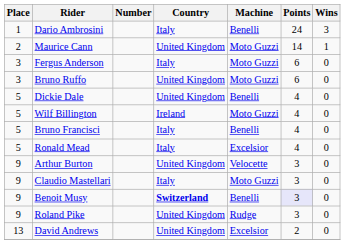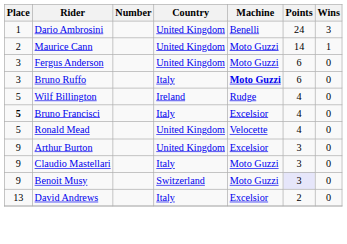(166, 29) Italy -> (191, 29) United Kingdom
(166, 63) Italy -> (191, 63) United Kingdom
(191, 80) United Kingdom -> (166, 80) Italy
(254, 80) normal -> (255, 80) bold
- row: (59, 97)
(254, 113) Moto Guzzi -> (243, 97) Rudge
(18, 130) normal -> (18, 113) bold
(244, 130) Benelli -> (249, 113) Excelsior
(166, 147) Italy -> (191, 130) United Kingdom
(249, 147) Excelsior -> (249, 130) Velocette
(249, 164) Velocette -> (249, 147) Excelsior
(182, 197) bold -> (181, 181) normal
(244, 197) Benelli -> (254, 181) Moto Guzzi
- row: (60, 214)
(191, 231) United Kingdom -> (166, 197) Italy
